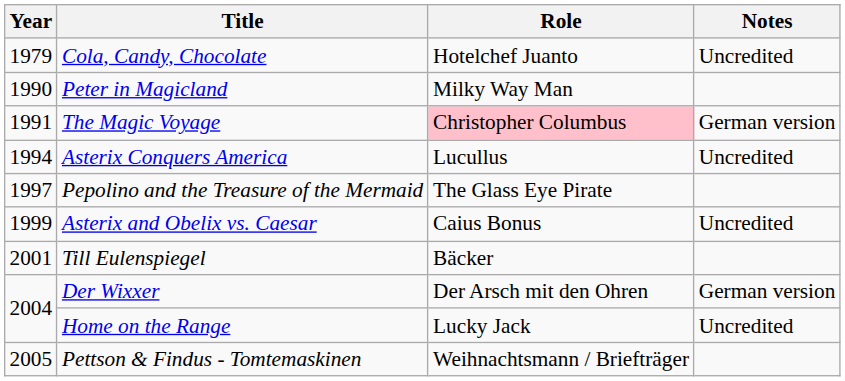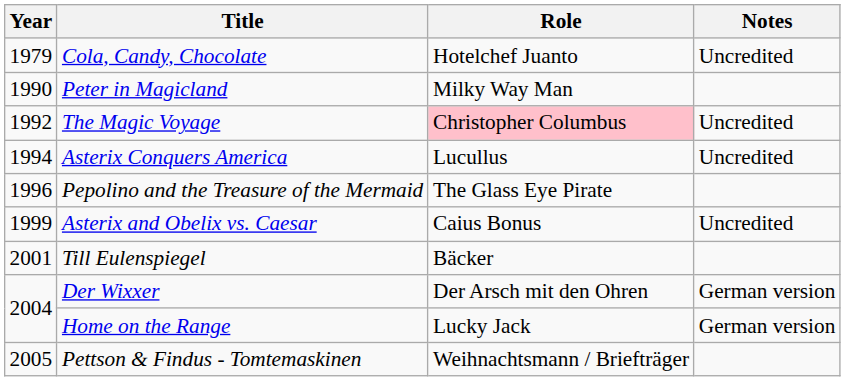(31, 122) 1991 -> (31, 122) 1992
(767, 122) German version -> (746, 122) Uncredited
(31, 190) 1997 -> (31, 190) 1996
(746, 325) Uncredited -> (767, 325) German version
